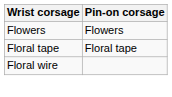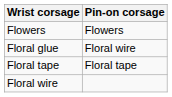+ row: (33, 48)
